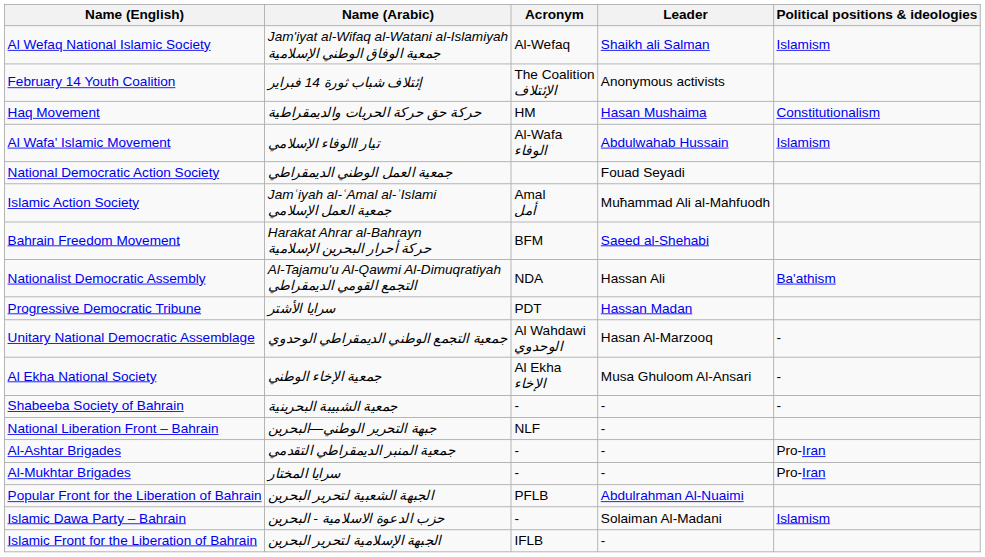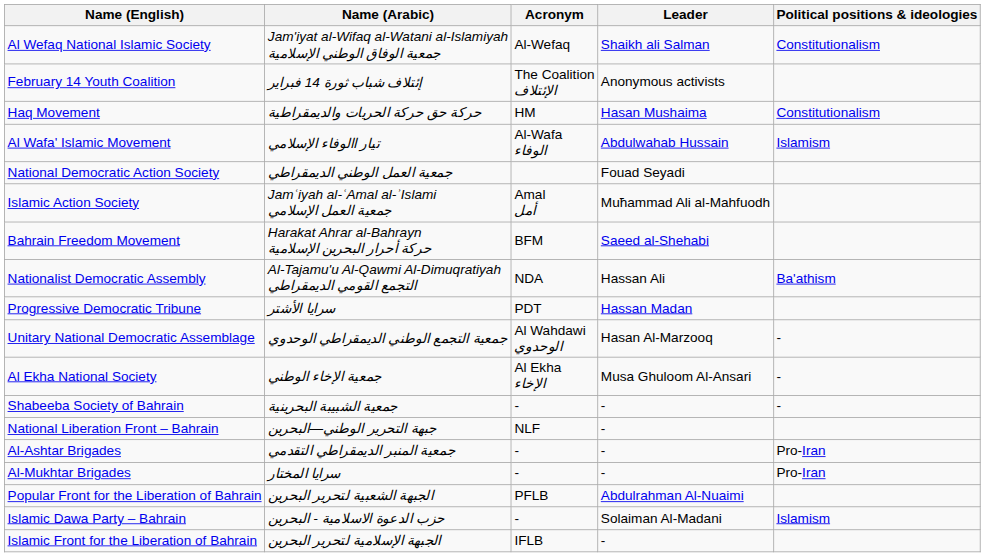(803, 44) Islamism -> (828, 44) Constitutionalism
